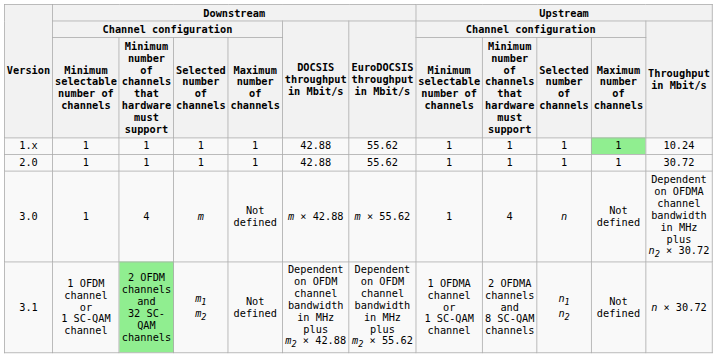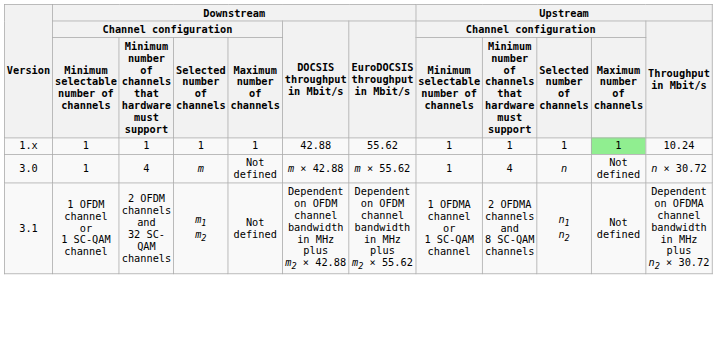- row: (28, 163)
(679, 216) Dependent on OFDMA channel bandwidth in MHz plus n2 × 30.72 -> (679, 169) n × 30.72
(146, 307) lightgreen background -> (146, 228) no background
(679, 307) n × 30.72 -> (679, 228) Dependent on OFDMA channel bandwidth in MHz plus n2 × 30.72
